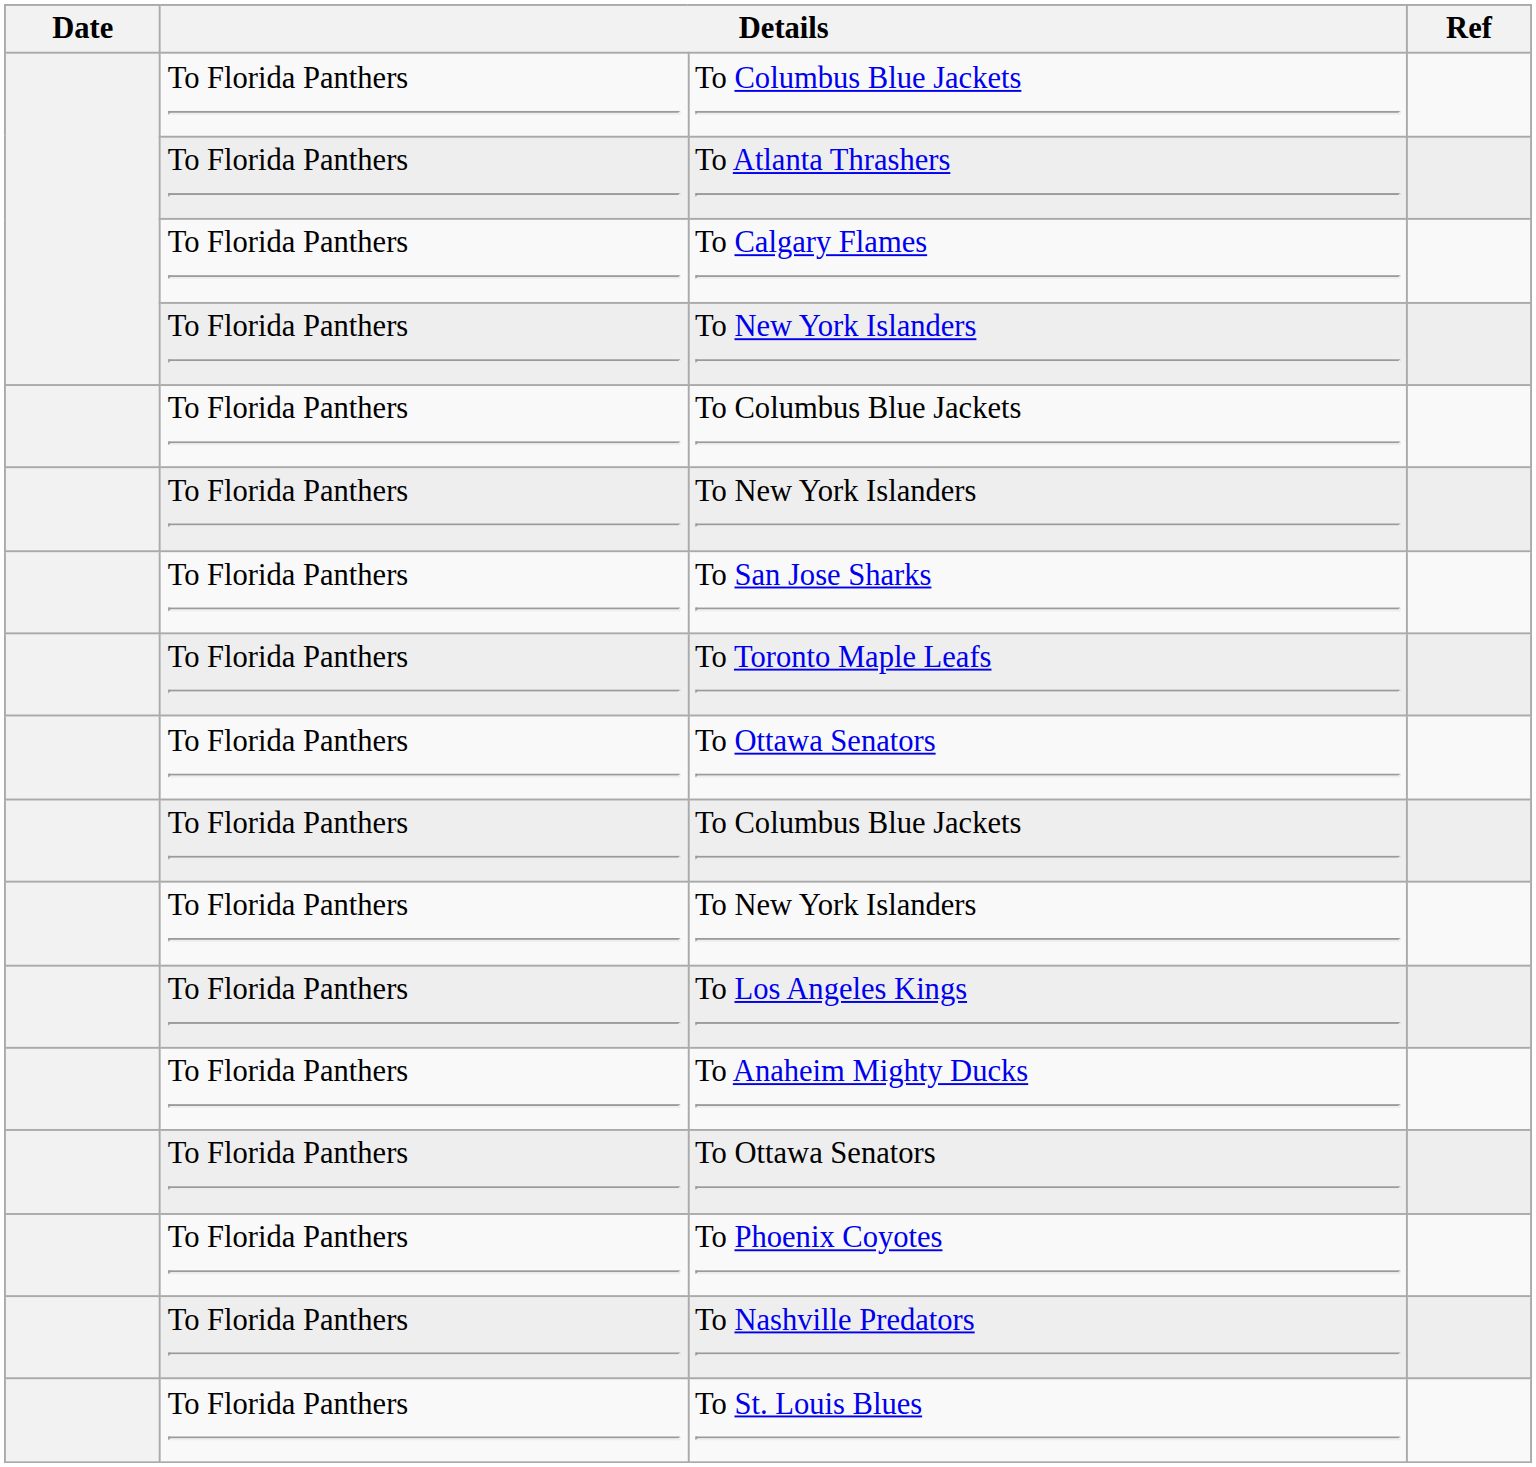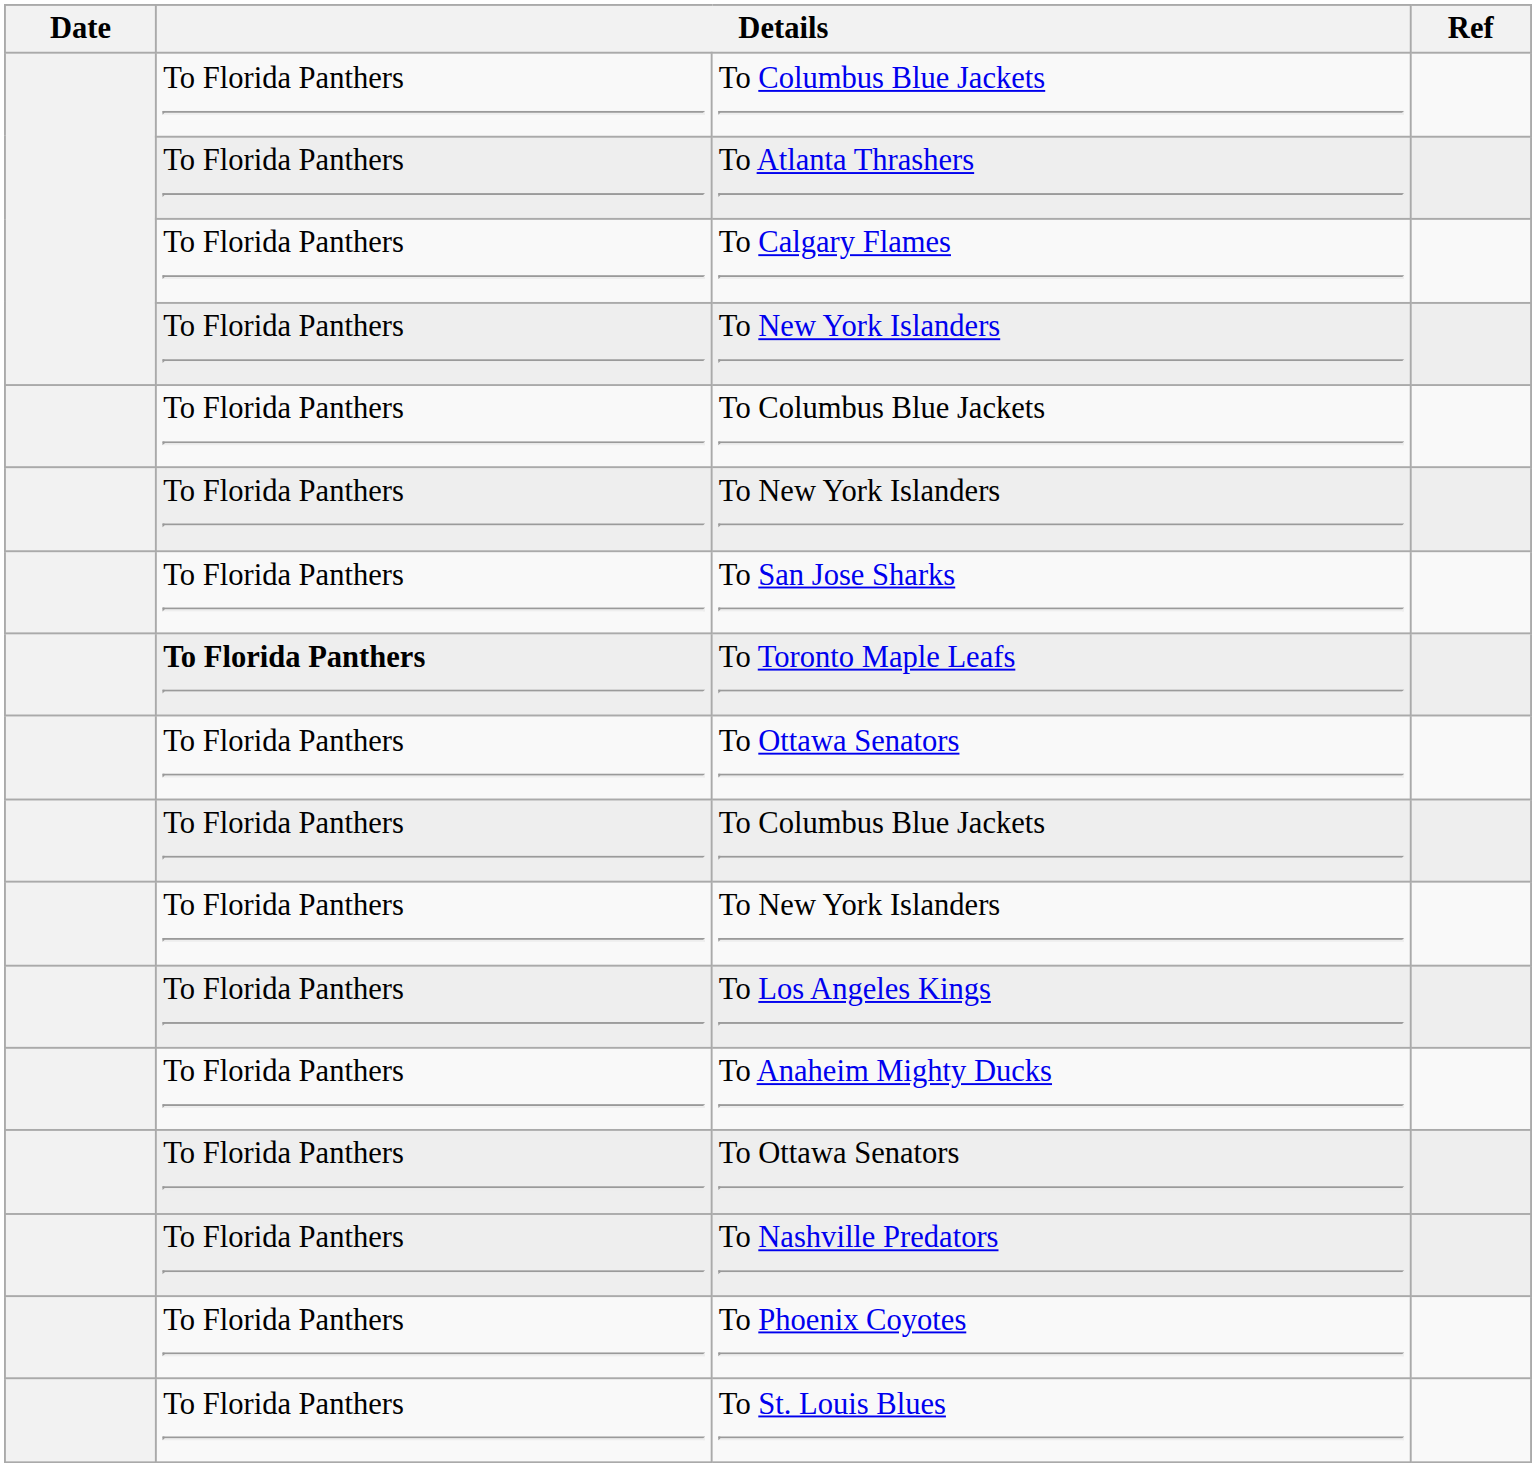(424, 667) normal -> (434, 667) bold
rows swapped: (83, 1255) <-> (83, 1338)
